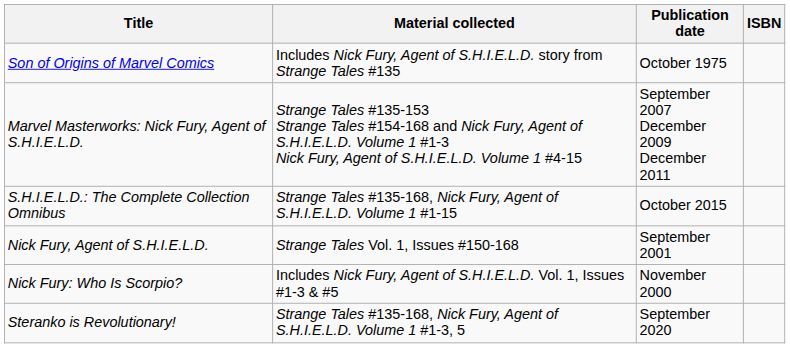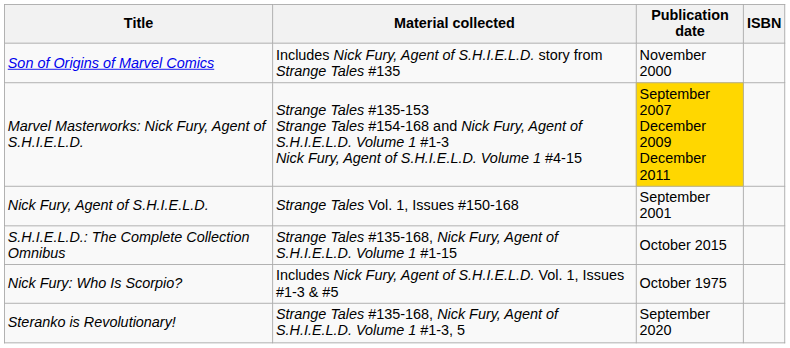(683, 63) October 1975 -> (673, 63) November 2000
(675, 134) no background -> (675, 134) gold background
rows swapped: (129, 205) <-> (108, 244)
(673, 284) November 2000 -> (683, 284) October 1975
